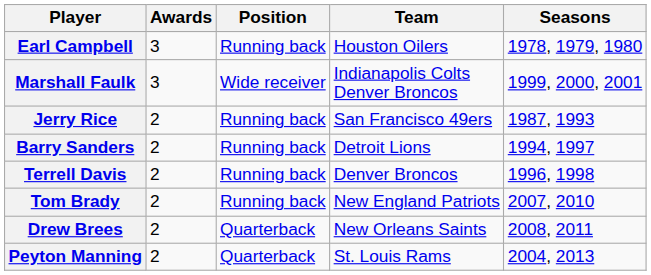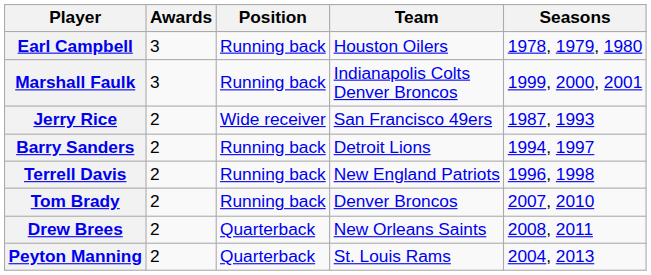(273, 82) Wide receiver -> (273, 82) Running back
(273, 119) Running back -> (273, 119) Wide receiver
(396, 174) Denver Broncos -> (417, 174) New England Patriots
(417, 202) New England Patriots -> (396, 202) Denver Broncos
